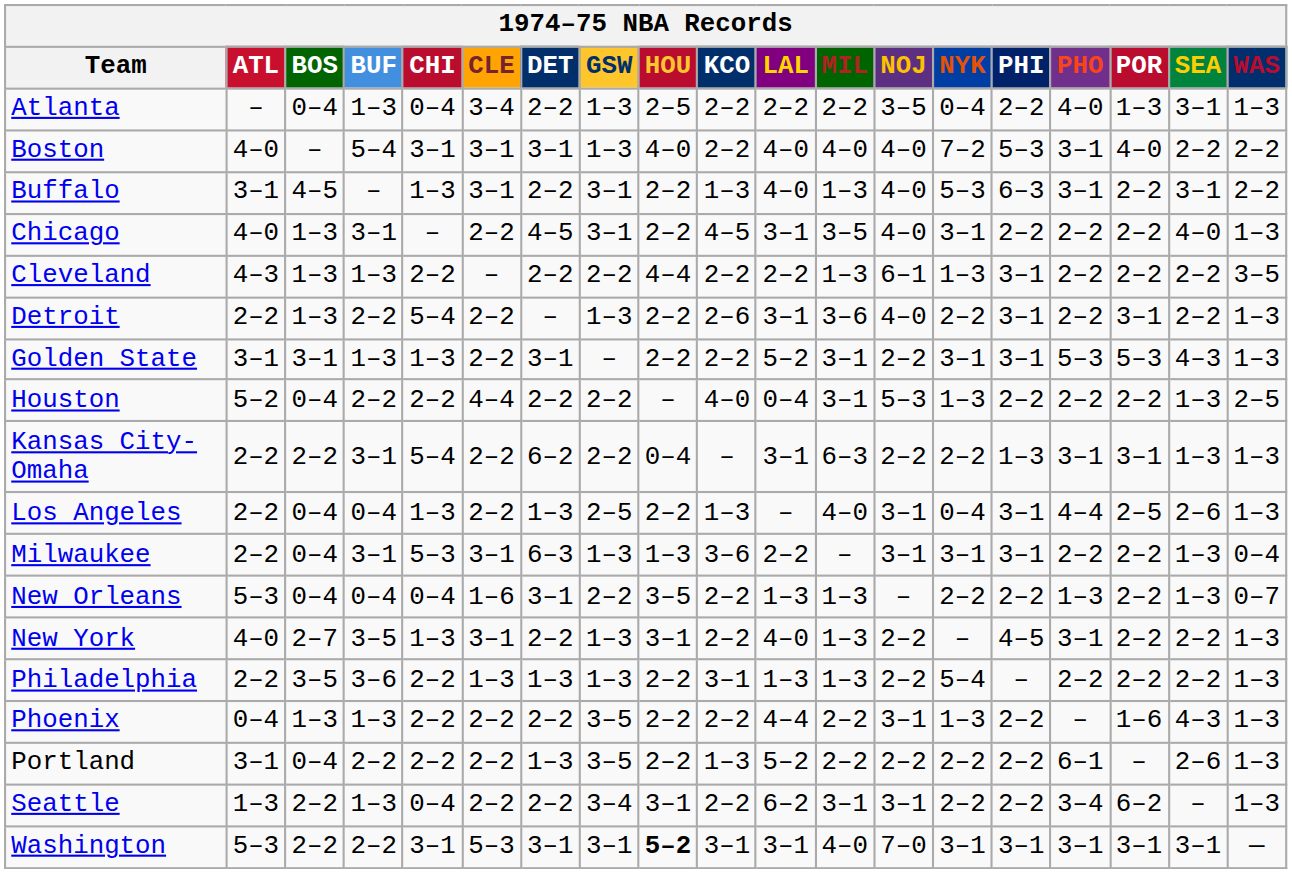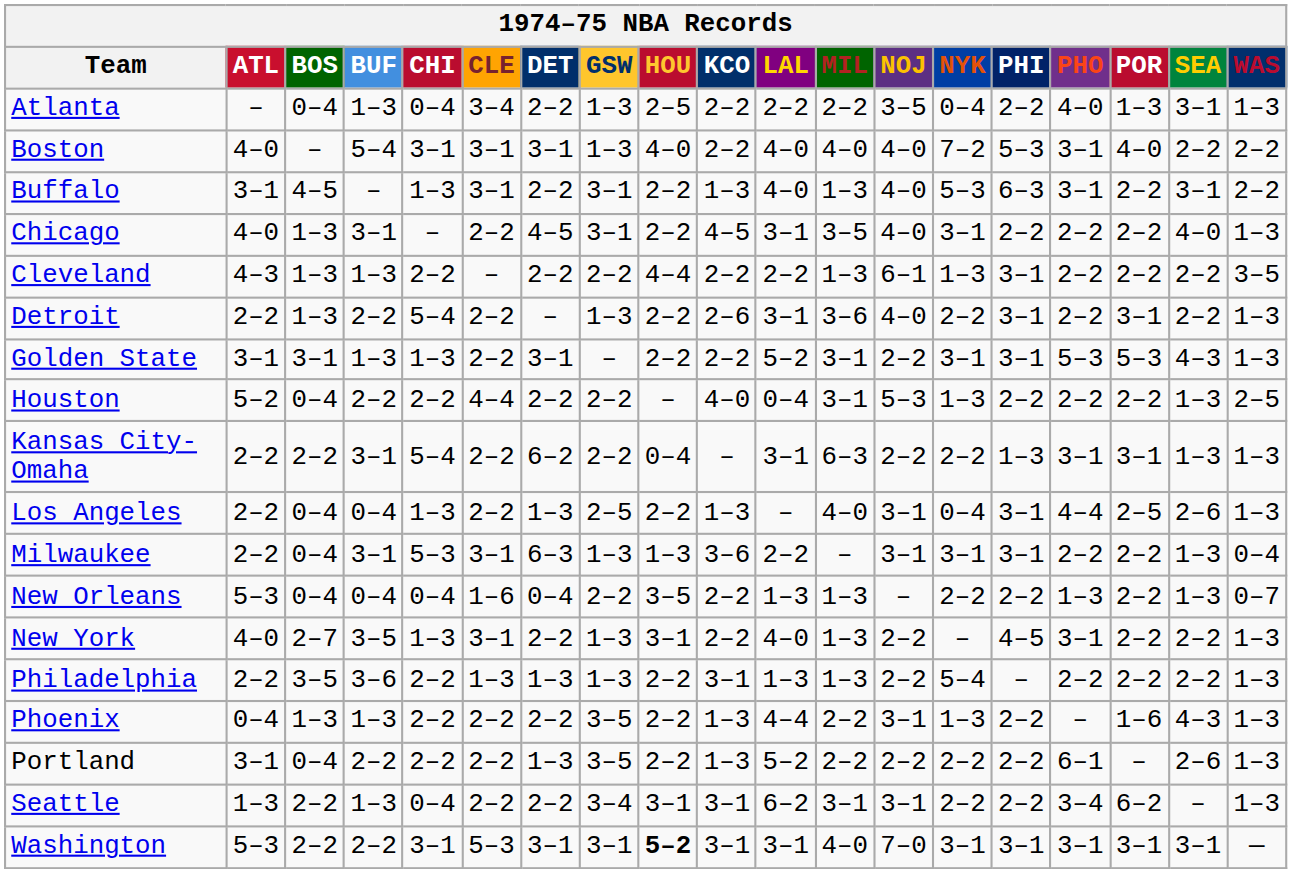(550, 597) 3–1 -> (550, 597) 0–4
(727, 722) 2–2 -> (727, 722) 1–3
(727, 806) 2–2 -> (727, 806) 3–1
